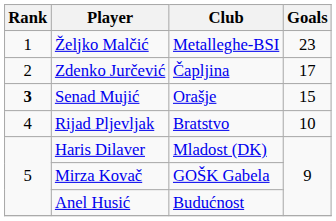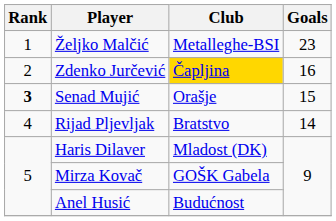(201, 70) no background -> (201, 70) gold background
(307, 70) 17 -> (307, 70) 16
(307, 123) 10 -> (307, 123) 14
